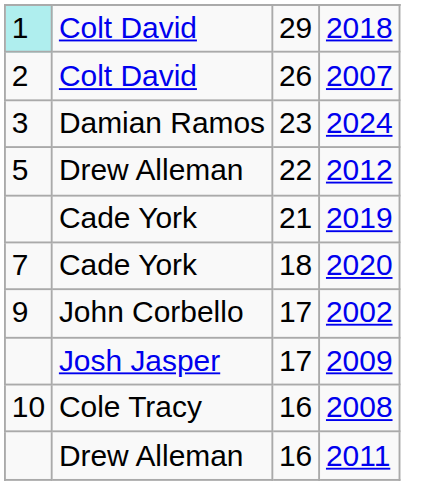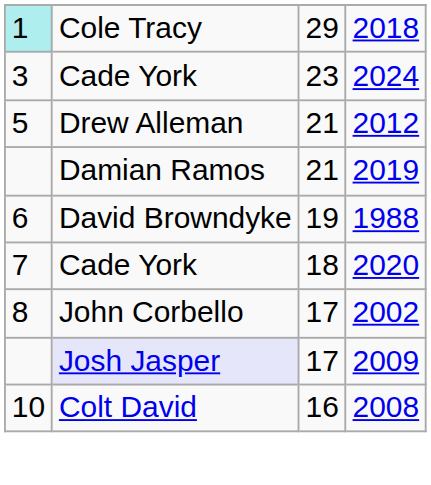(128, 28) Colt David -> (130, 28) Cole Tracy
- row: (359, 75)
(162, 123) Damian Ramos -> (128, 75) Cade York
(296, 170) 22 -> (322, 123) 21
(128, 218) Cade York -> (162, 170) Damian Ramos
+ row: (386, 218)
(20, 312) 9 -> (20, 312) 8
(140, 360) no background -> (140, 360) lavender background
(130, 407) Cole Tracy -> (128, 407) Colt David
- row: (358, 455)
